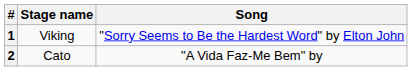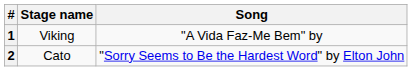(252, 35) "Sorry Seems to Be the Hardest Word" by Elton John -> (252, 35) "A Vida Faz-Me Bem" by
(252, 55) "A Vida Faz-Me Bem" by -> (252, 55) "Sorry Seems to Be the Hardest Word" by Elton John
